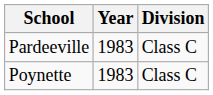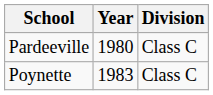(115, 47) 1983 -> (115, 47) 1980
